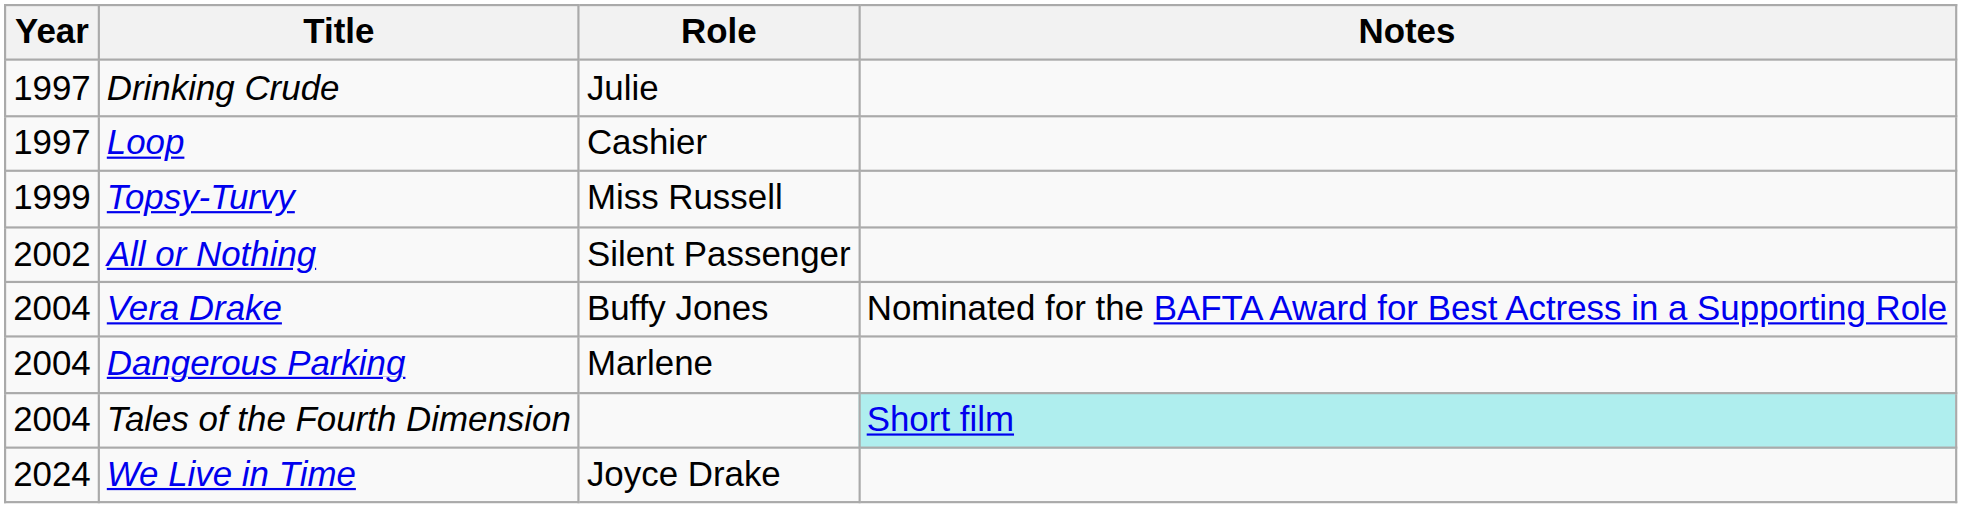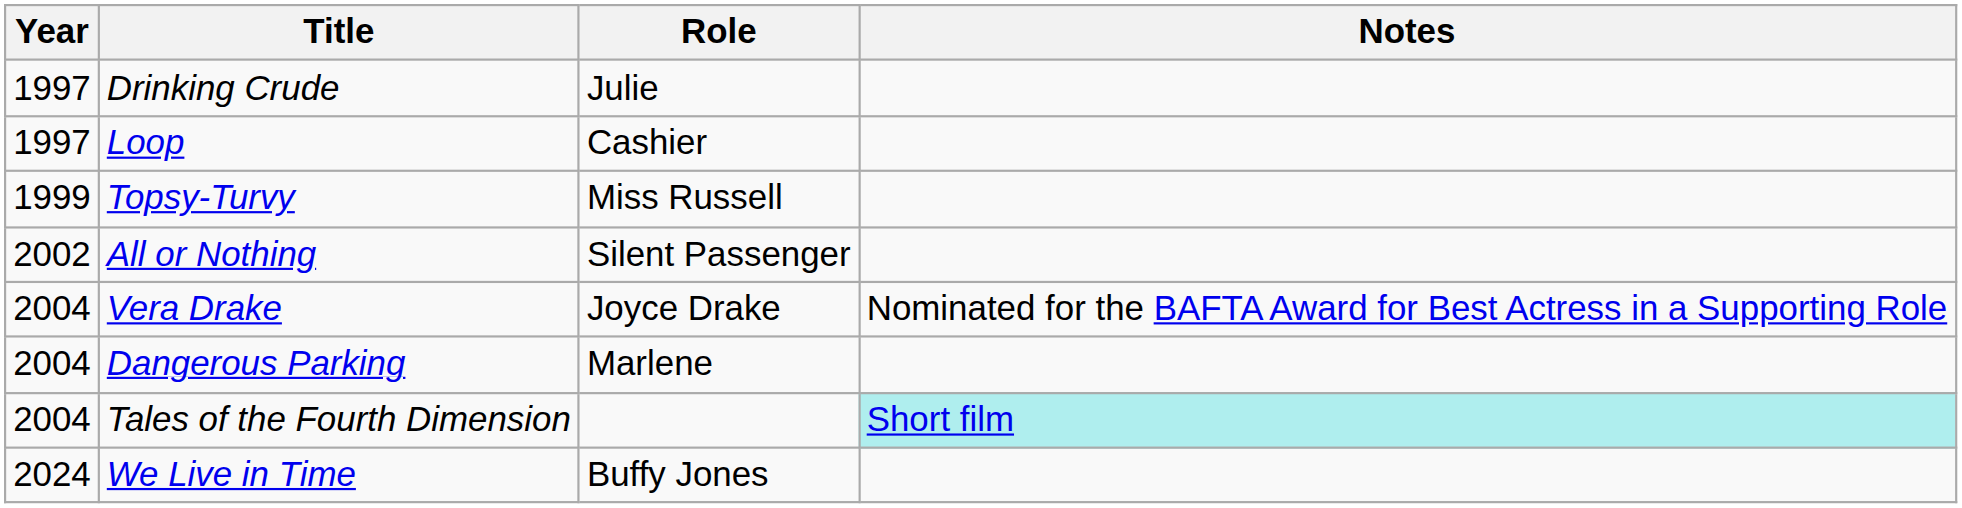(678, 308) Buffy Jones -> (684, 308) Joyce Drake
(684, 474) Joyce Drake -> (678, 474) Buffy Jones
